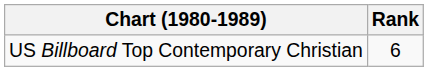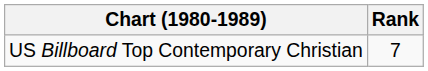(395, 50) 6 -> (395, 50) 7
